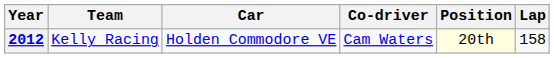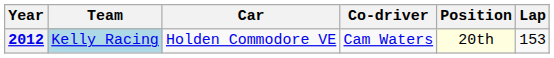(105, 41) no background -> (105, 41) lightblue background
(533, 41) 158 -> (533, 41) 153
